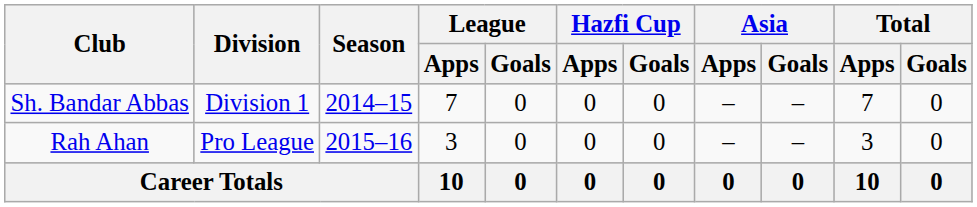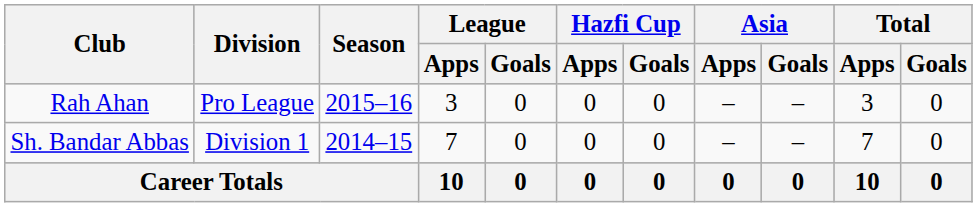rows swapped: (100, 102) <-> (100, 142)
